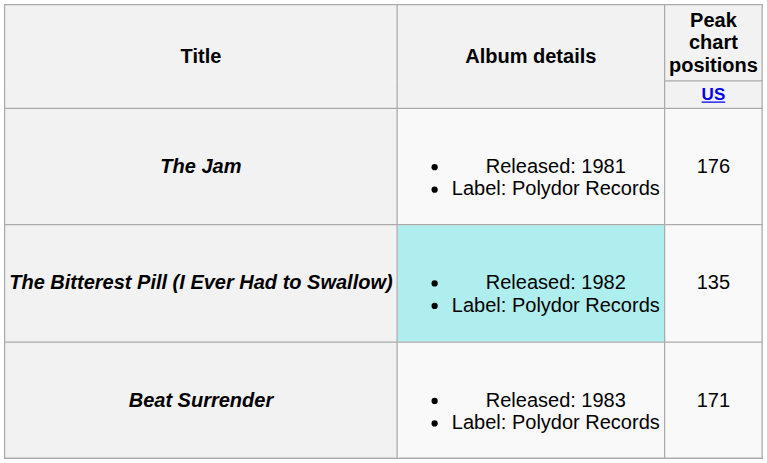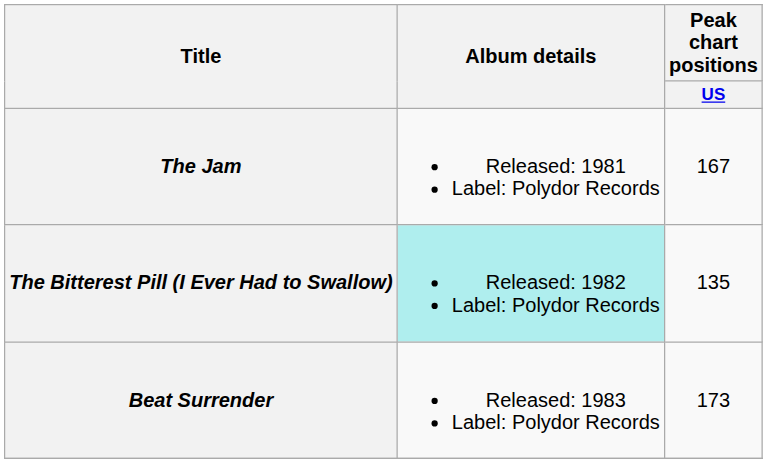(713, 166) 176 -> (713, 166) 167
(713, 399) 171 -> (713, 399) 173
